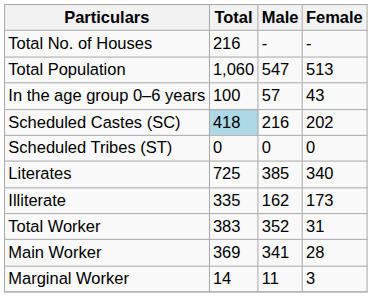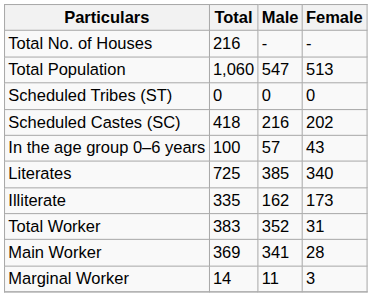rows swapped: (107, 95) <-> (90, 148)
(227, 122) lightblue background -> (227, 122) no background
